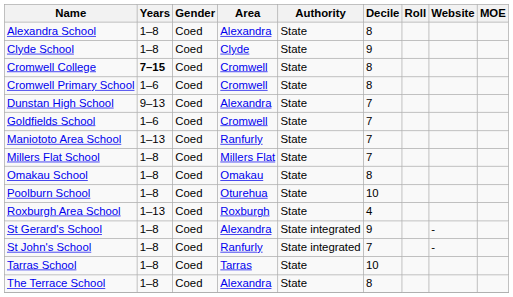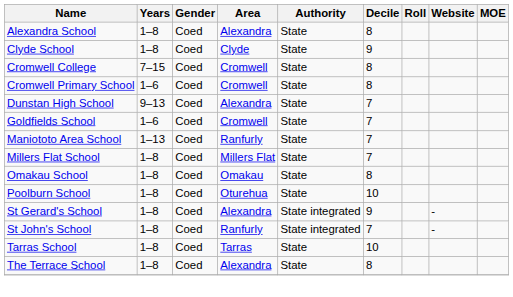(152, 67) bold -> (152, 67) normal
- row: (64, 211)
